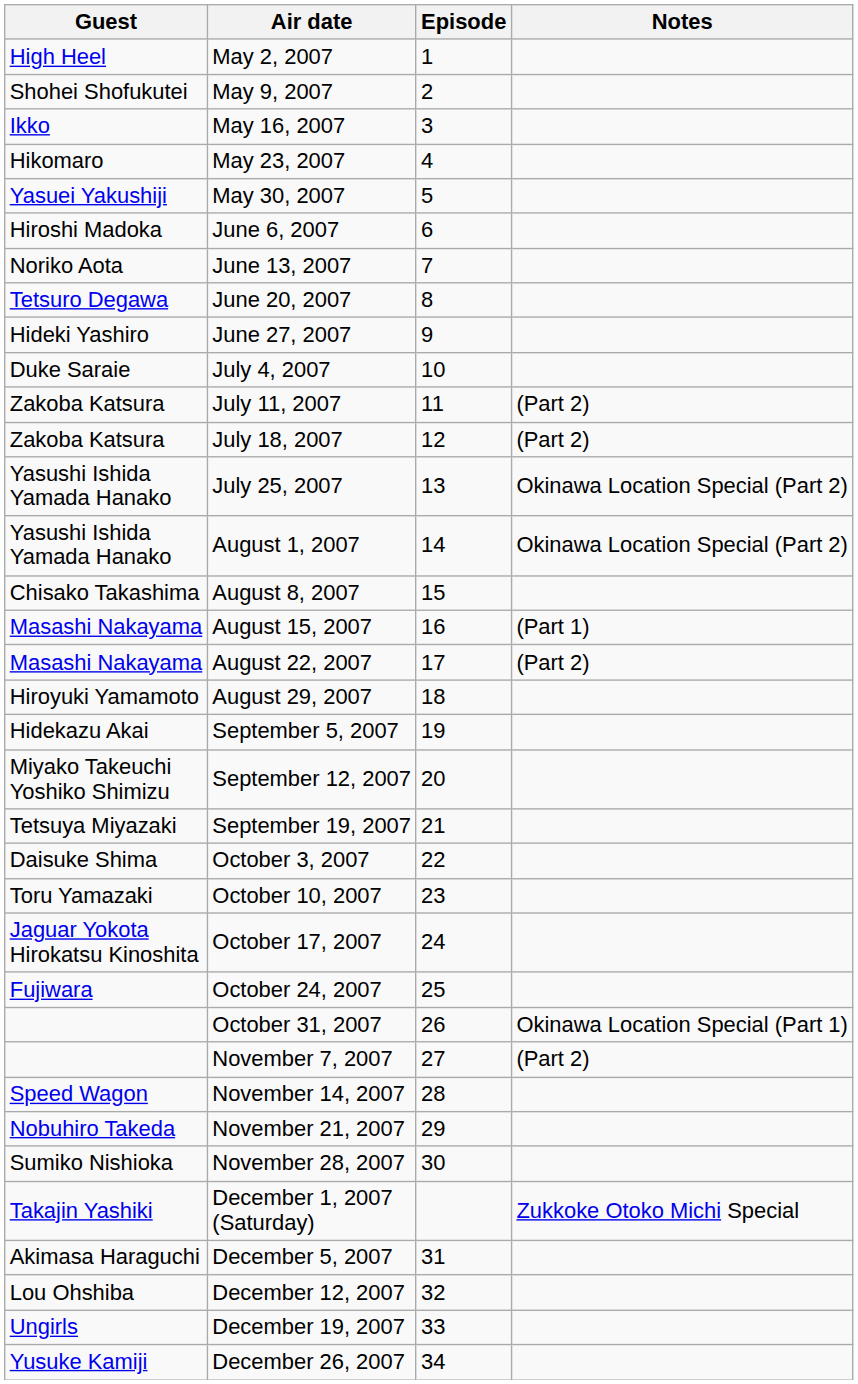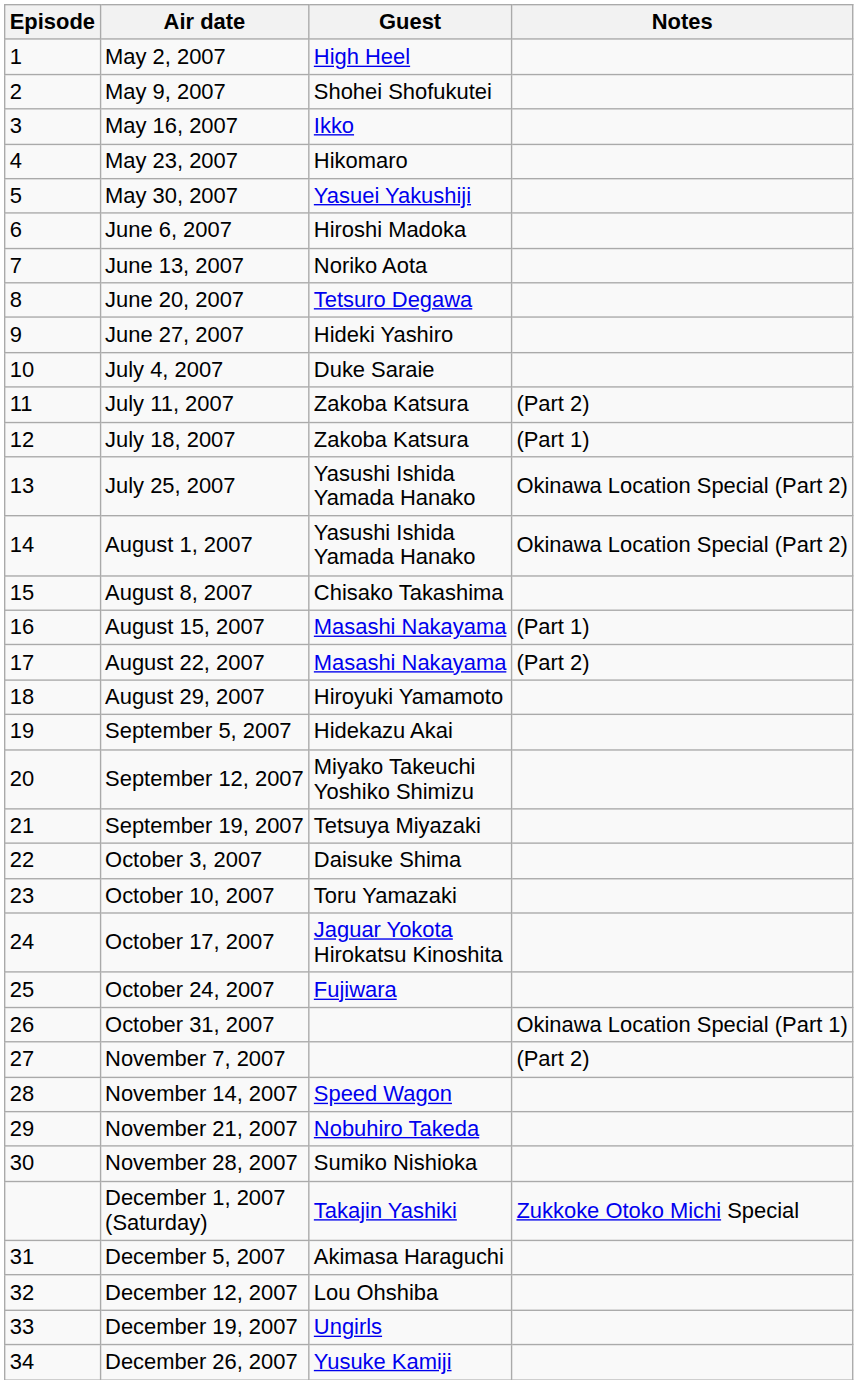columns swapped: (464, 21) <-> (106, 21)
(553, 439) (Part 2) -> (553, 439) (Part 1)
